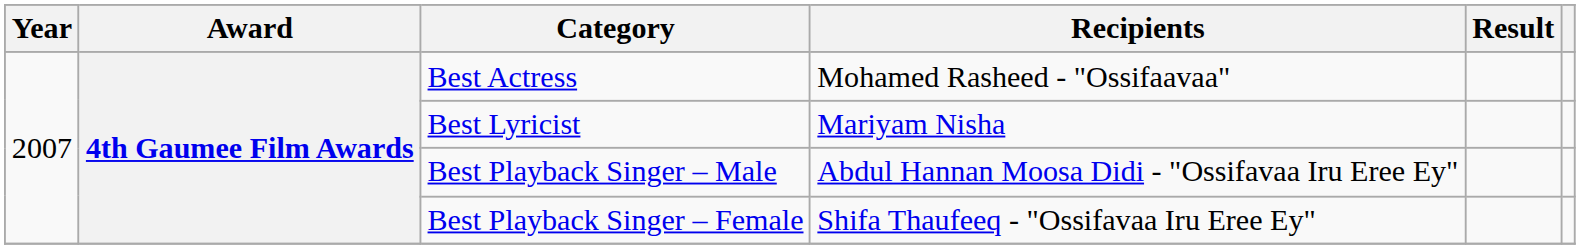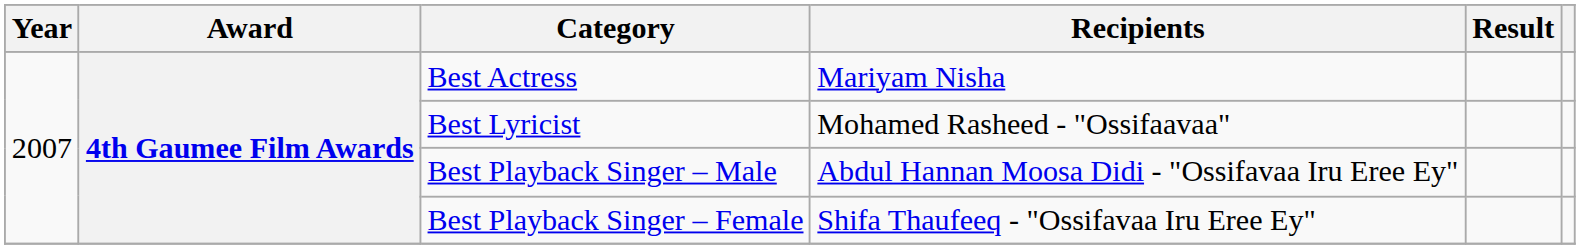(1024, 76) Mohamed Rasheed - "Ossifaavaa" -> (911, 76) Mariyam Nisha
(911, 123) Mariyam Nisha -> (1024, 123) Mohamed Rasheed - "Ossifaavaa"
